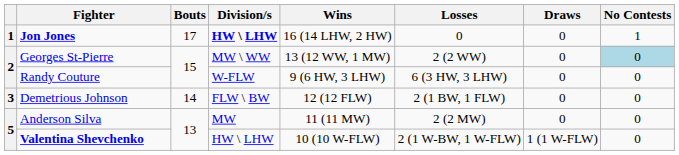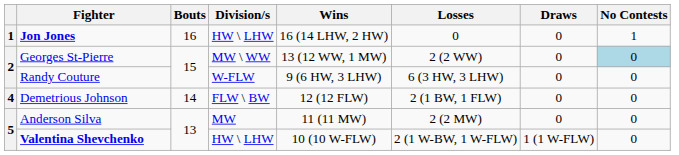(190, 35) 17 -> (190, 35) 16
(245, 35) bold -> (243, 35) normal
(11, 98) 3 -> (11, 98) 4
